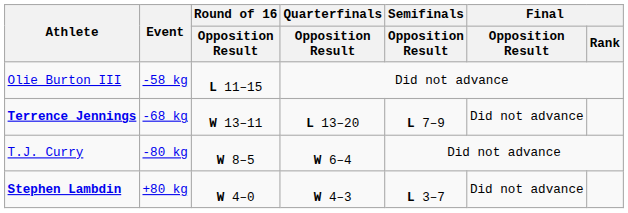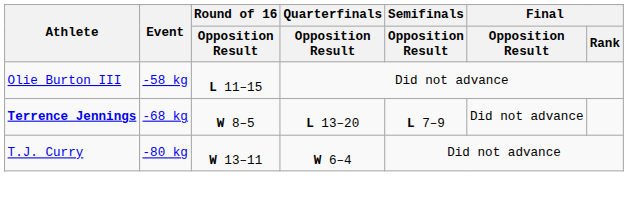(236, 124) W 13–11 -> (236, 124) W 8–5
(236, 160) W 8–5 -> (236, 160) W 13–11
- row: (64, 189)
